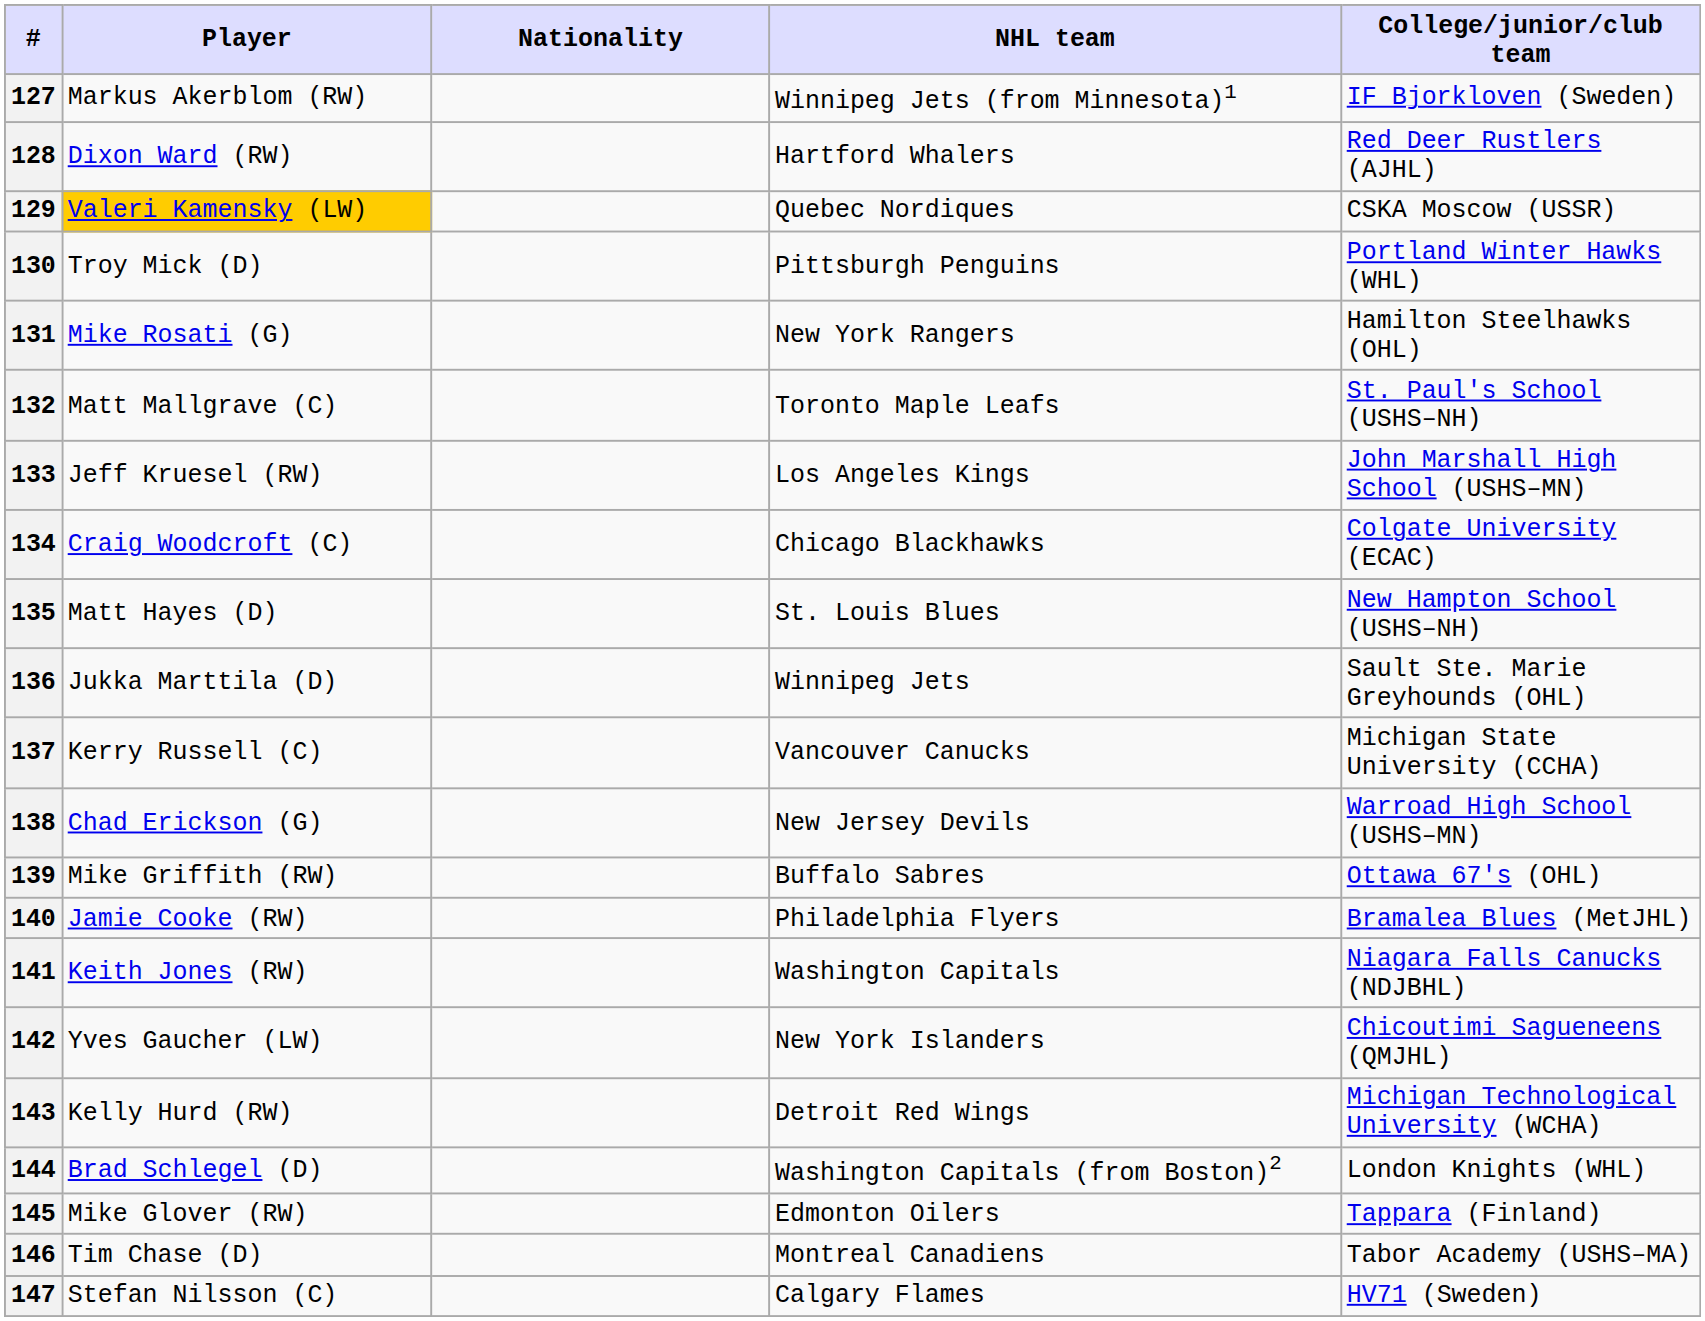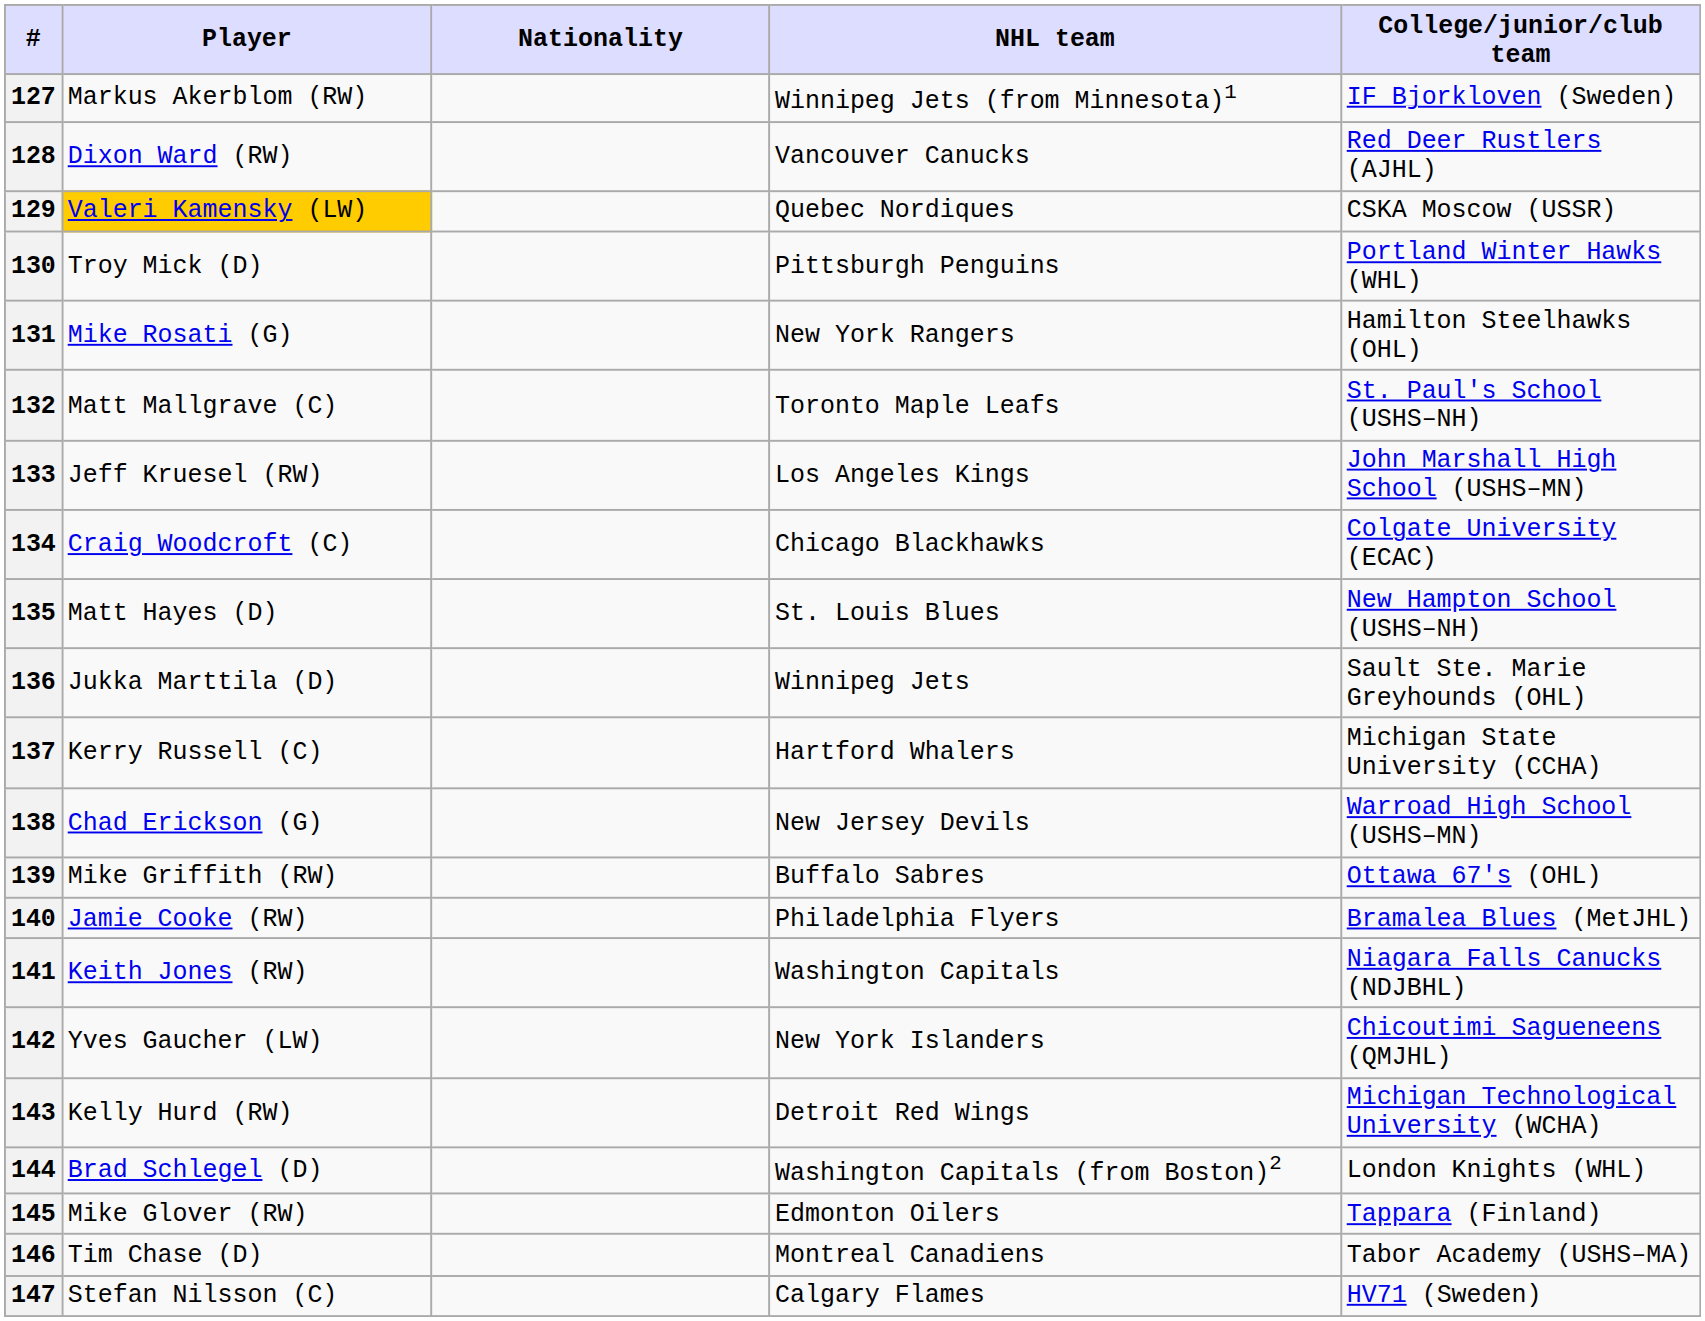(895, 156) Hartford Whalers -> (902, 156) Vancouver Canucks
(902, 753) Vancouver Canucks -> (895, 753) Hartford Whalers
